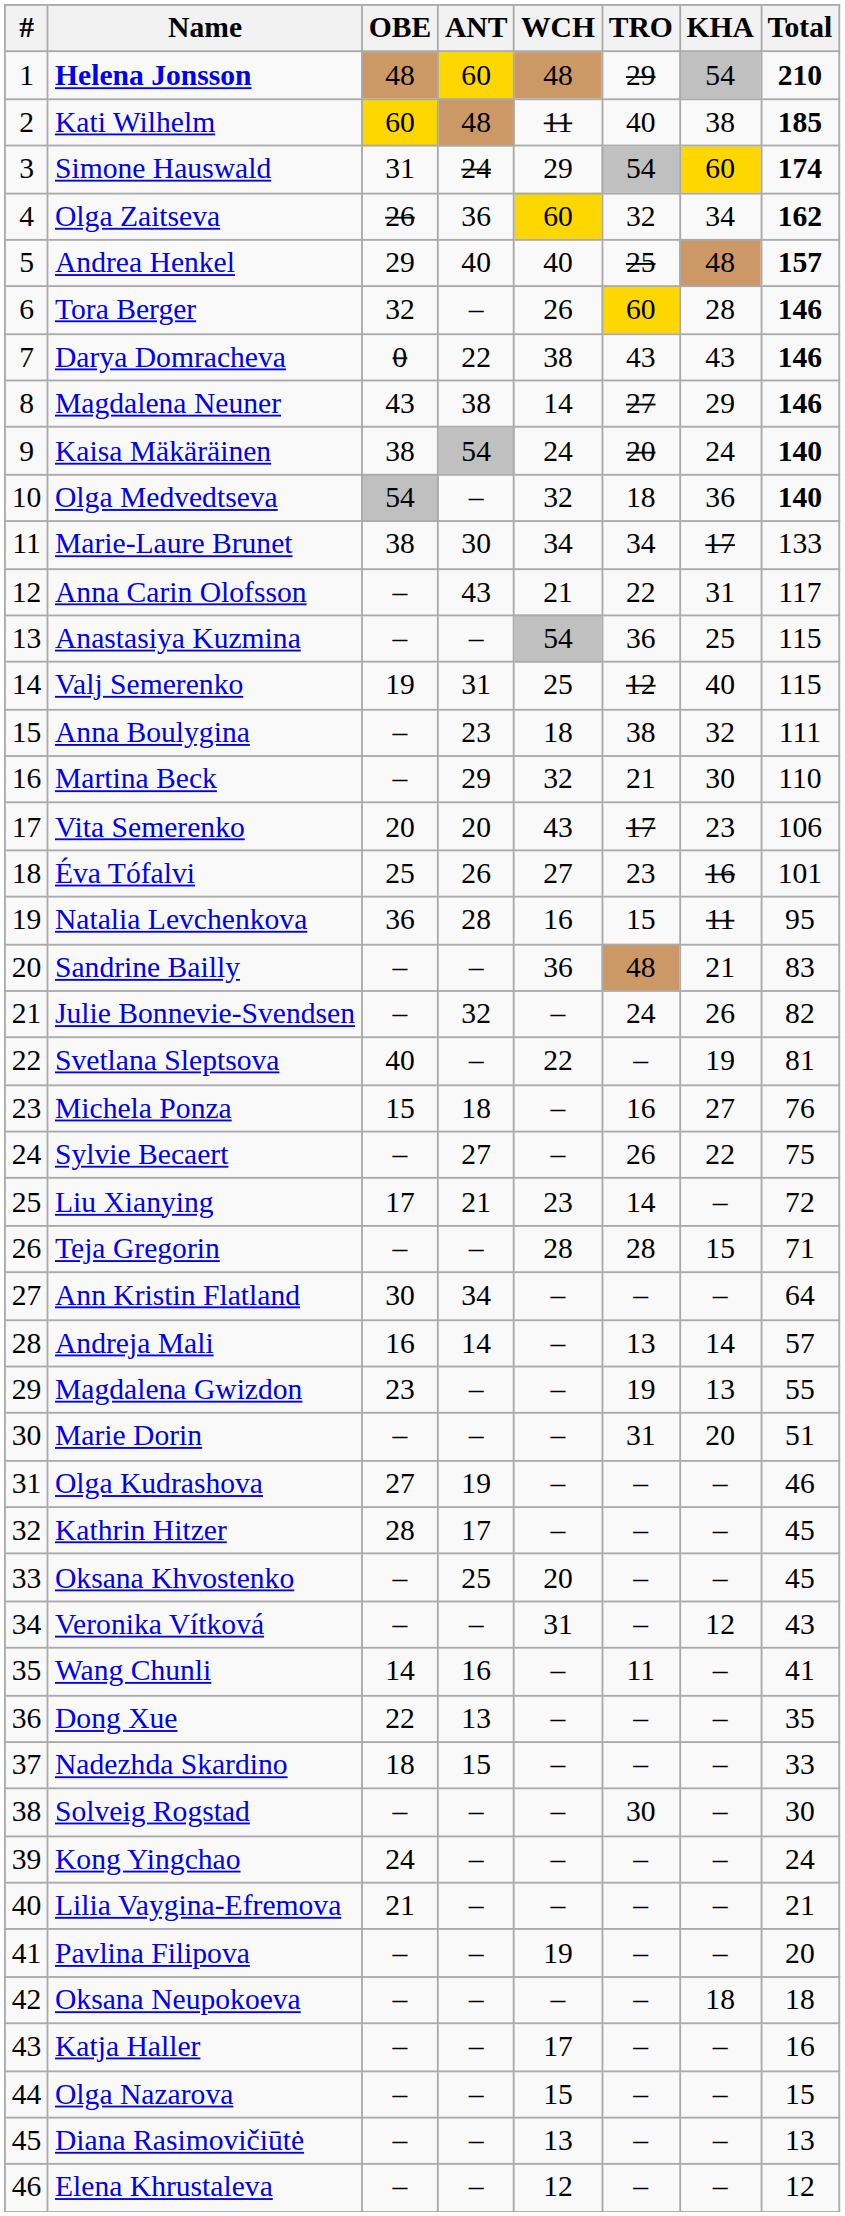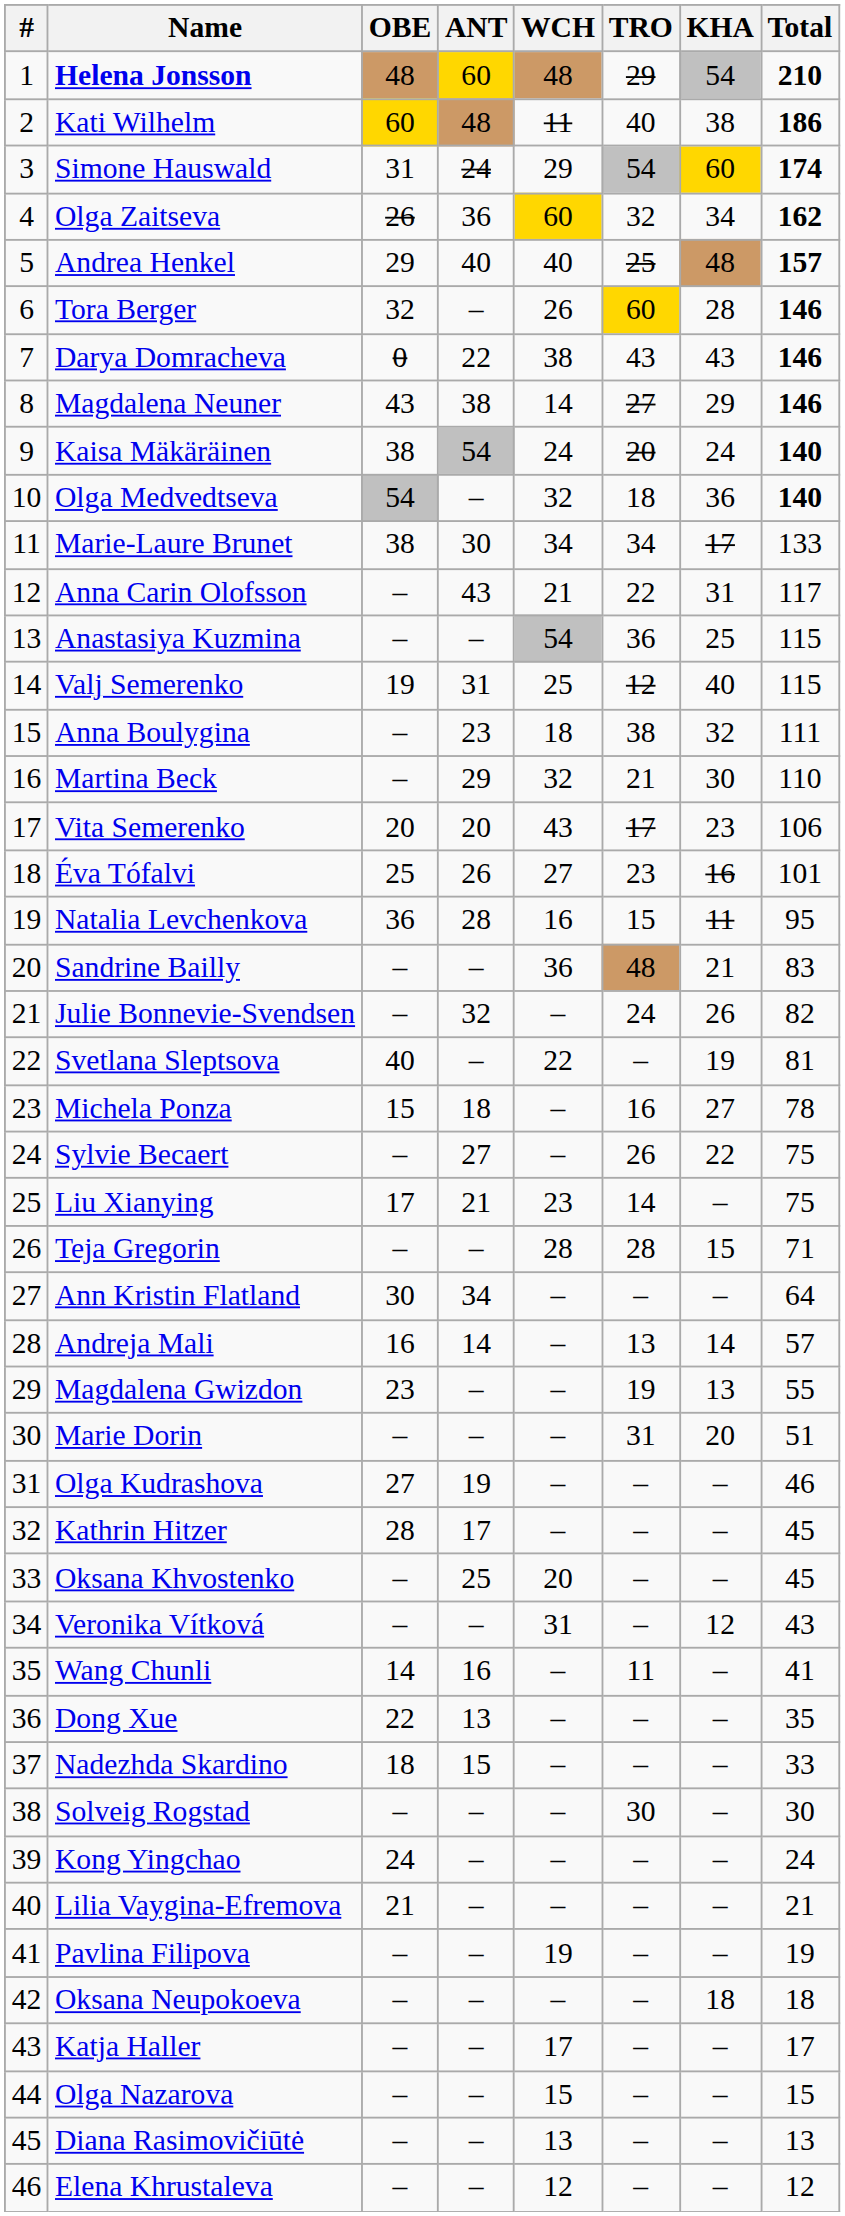(800, 121) 185 -> (800, 121) 186
(800, 1107) 76 -> (800, 1107) 78
(800, 1201) 72 -> (800, 1201) 75
(800, 1952) 20 -> (800, 1952) 19
(800, 2046) 16 -> (800, 2046) 17
